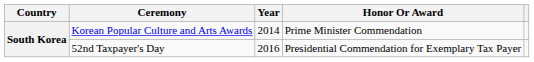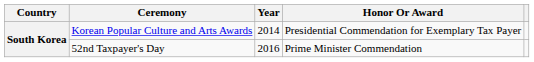(353, 30) Prime Minister Commendation -> (403, 30) Presidential Commendation for Exemplary Tax Payer
(403, 48) Presidential Commendation for Exemplary Tax Payer -> (353, 48) Prime Minister Commendation
